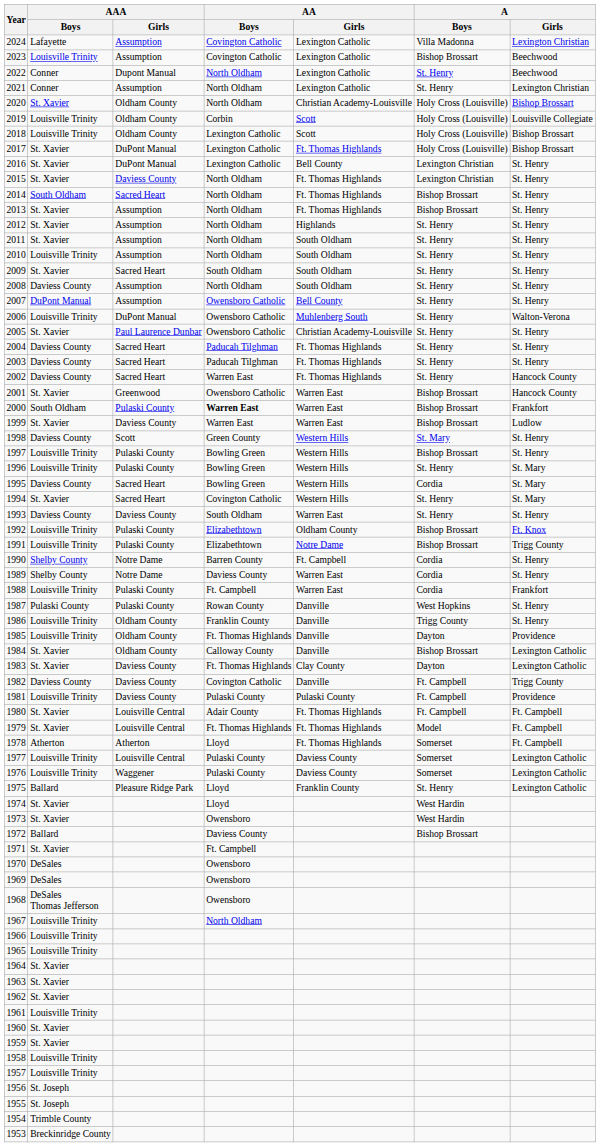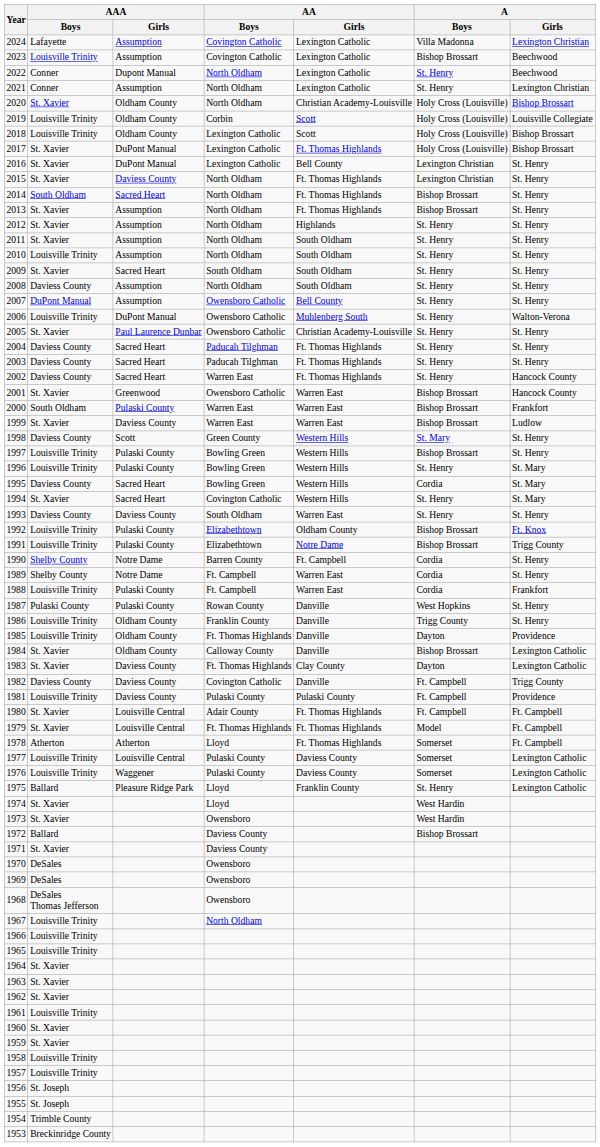(232, 407) bold -> (230, 407) normal
(237, 575) Daviess County -> (231, 575) Ft. Campbell
(231, 849) Ft. Campbell -> (237, 849) Daviess County
